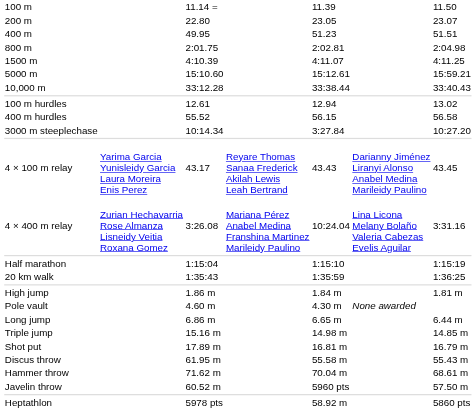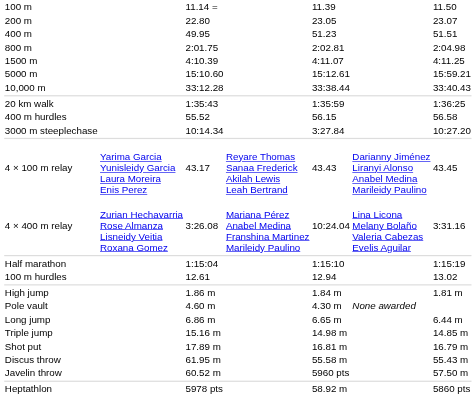rows swapped: (36, 103) <-> (29, 277)
- row: (37, 373)
